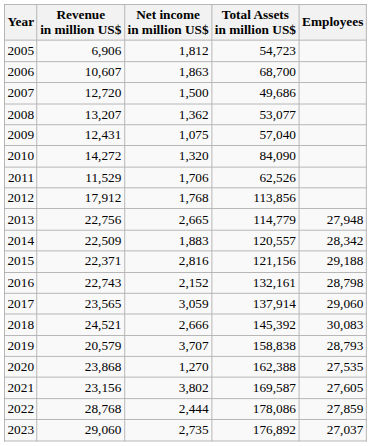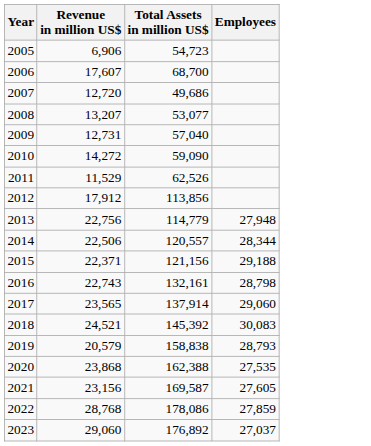- column: (168, 22)
(103, 72) 10,607 -> (103, 72) 17,607
(103, 135) 12,431 -> (103, 135) 12,731
(278, 156) 84,090 -> (190, 156) 59,090
(103, 240) 22,509 -> (103, 240) 22,506
(345, 240) 28,342 -> (258, 240) 28,344
